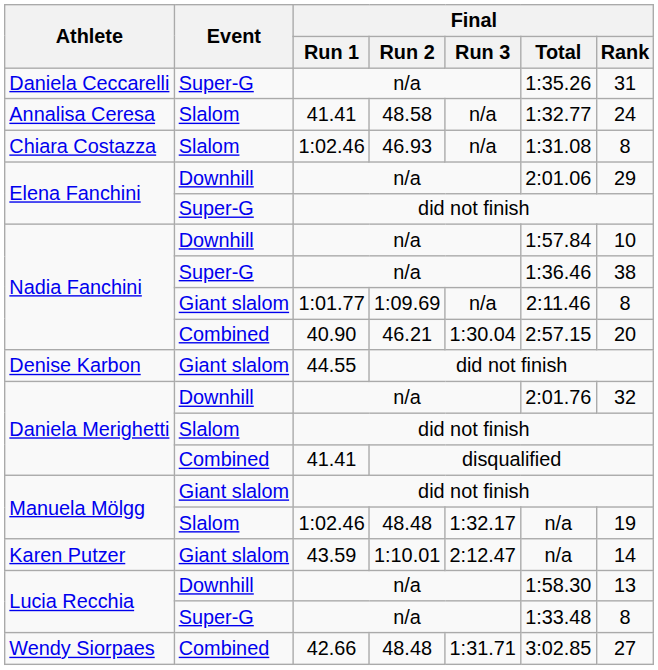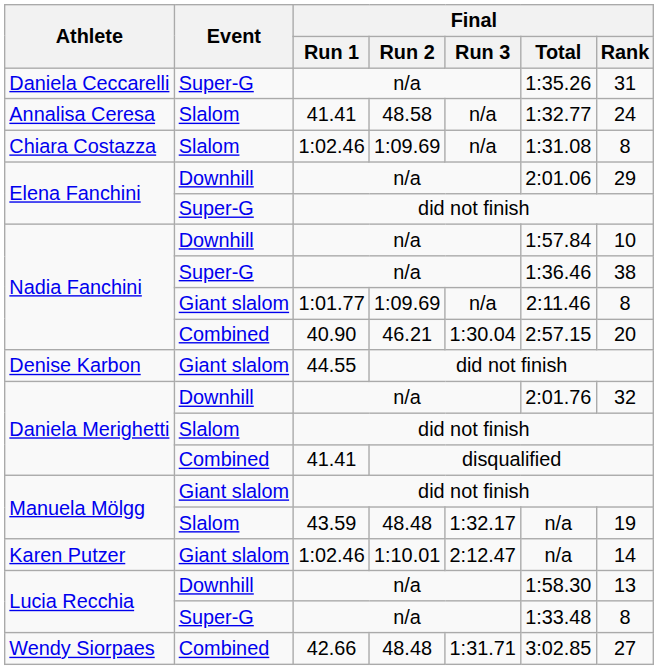(407, 146) 46.93 -> (407, 146) 1:09.69
(332, 523) 1:02.46 -> (332, 523) 43.59
(332, 554) 43.59 -> (332, 554) 1:02.46
